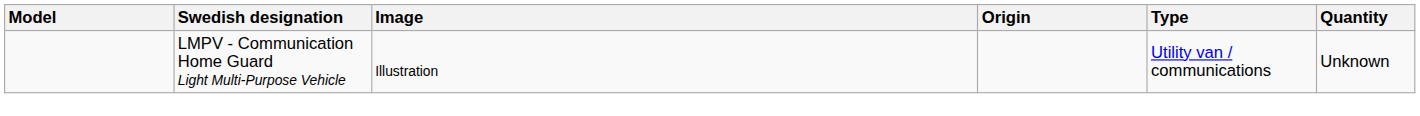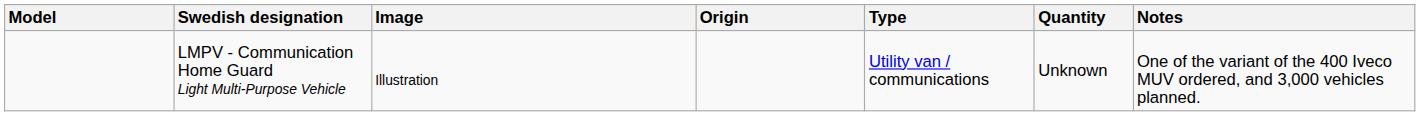+ column: (1160, 17)
